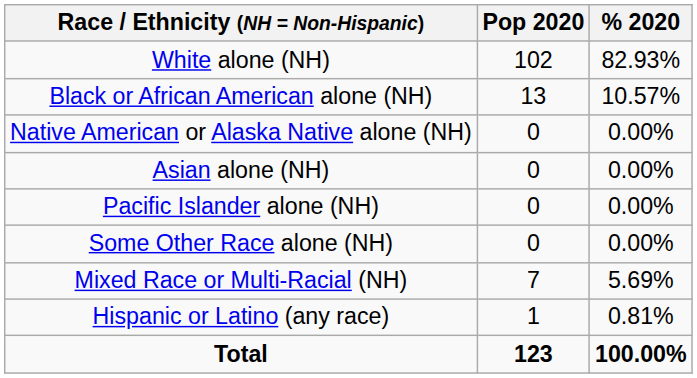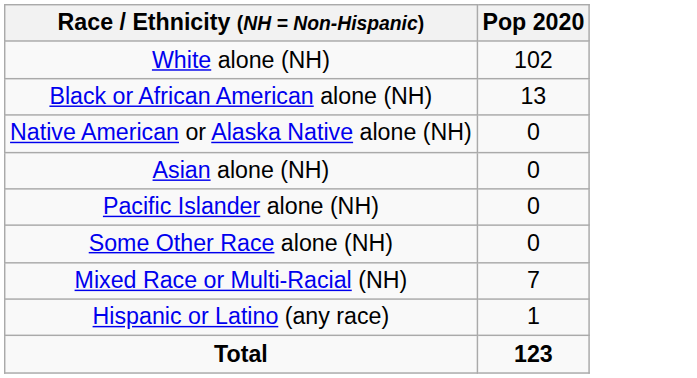- column: (641, 22)
